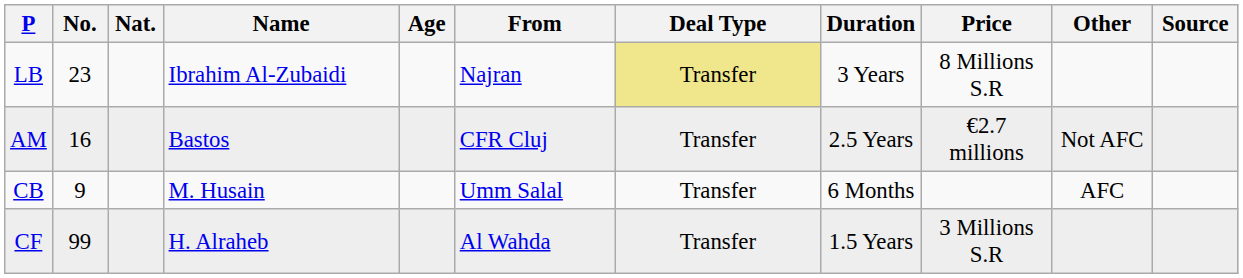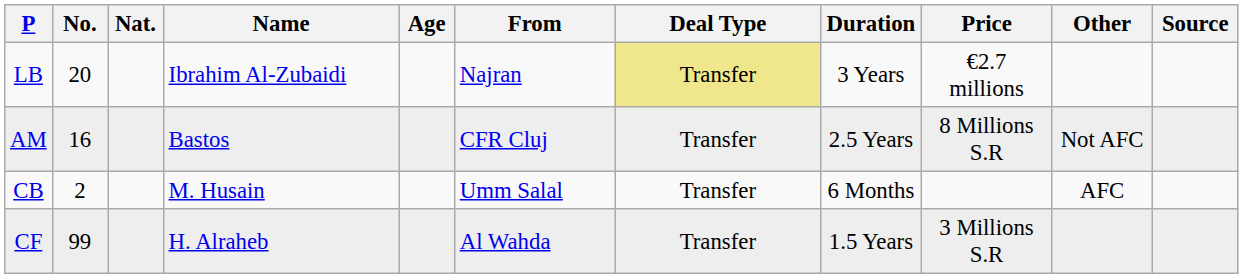(80, 74) 23 -> (80, 74) 20
(987, 74) 8 Millions S.R -> (987, 74) €2.7 millions
(987, 139) €2.7 millions -> (987, 139) 8 Millions S.R
(80, 190) 9 -> (80, 190) 2
